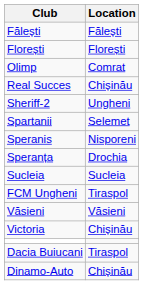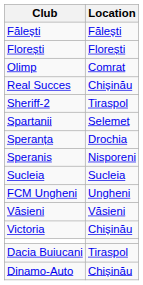(109, 103) Ungheni -> (108, 103) Tiraspol
rows swapped: (29, 139) <-> (30, 157)
(108, 193) Tiraspol -> (109, 193) Ungheni
